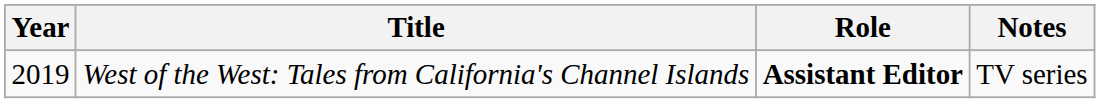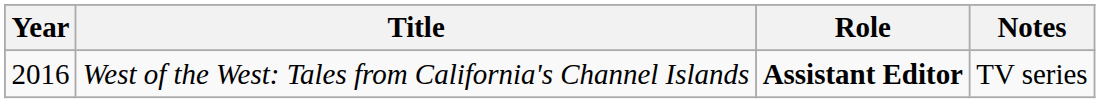(41, 73) 2019 -> (41, 73) 2016
